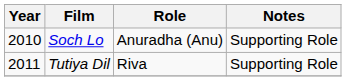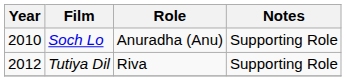(24, 64) 2011 -> (25, 64) 2012
